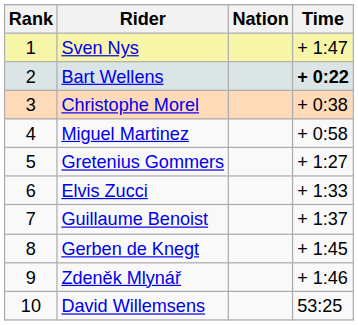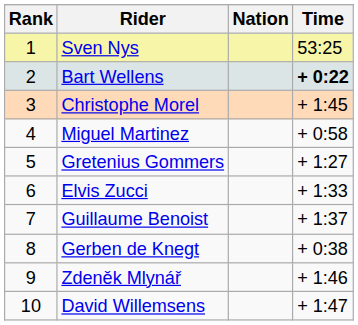(323, 48) + 1:47 -> (320, 48) 53:25
(323, 105) + 0:38 -> (323, 105) + 1:45
(323, 248) + 1:45 -> (323, 248) + 0:38
(320, 305) 53:25 -> (323, 305) + 1:47
